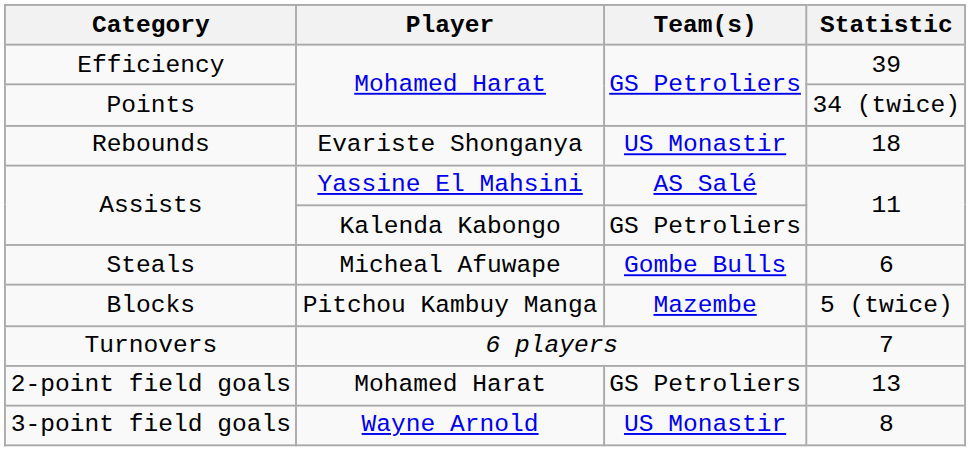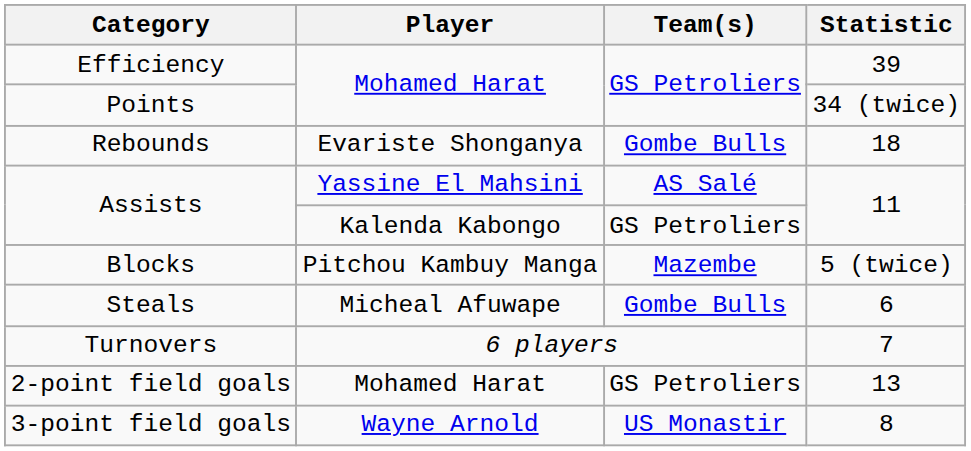(705, 145) US Monastir -> (705, 145) Gombe Bulls
rows swapped: (151, 265) <-> (151, 305)
